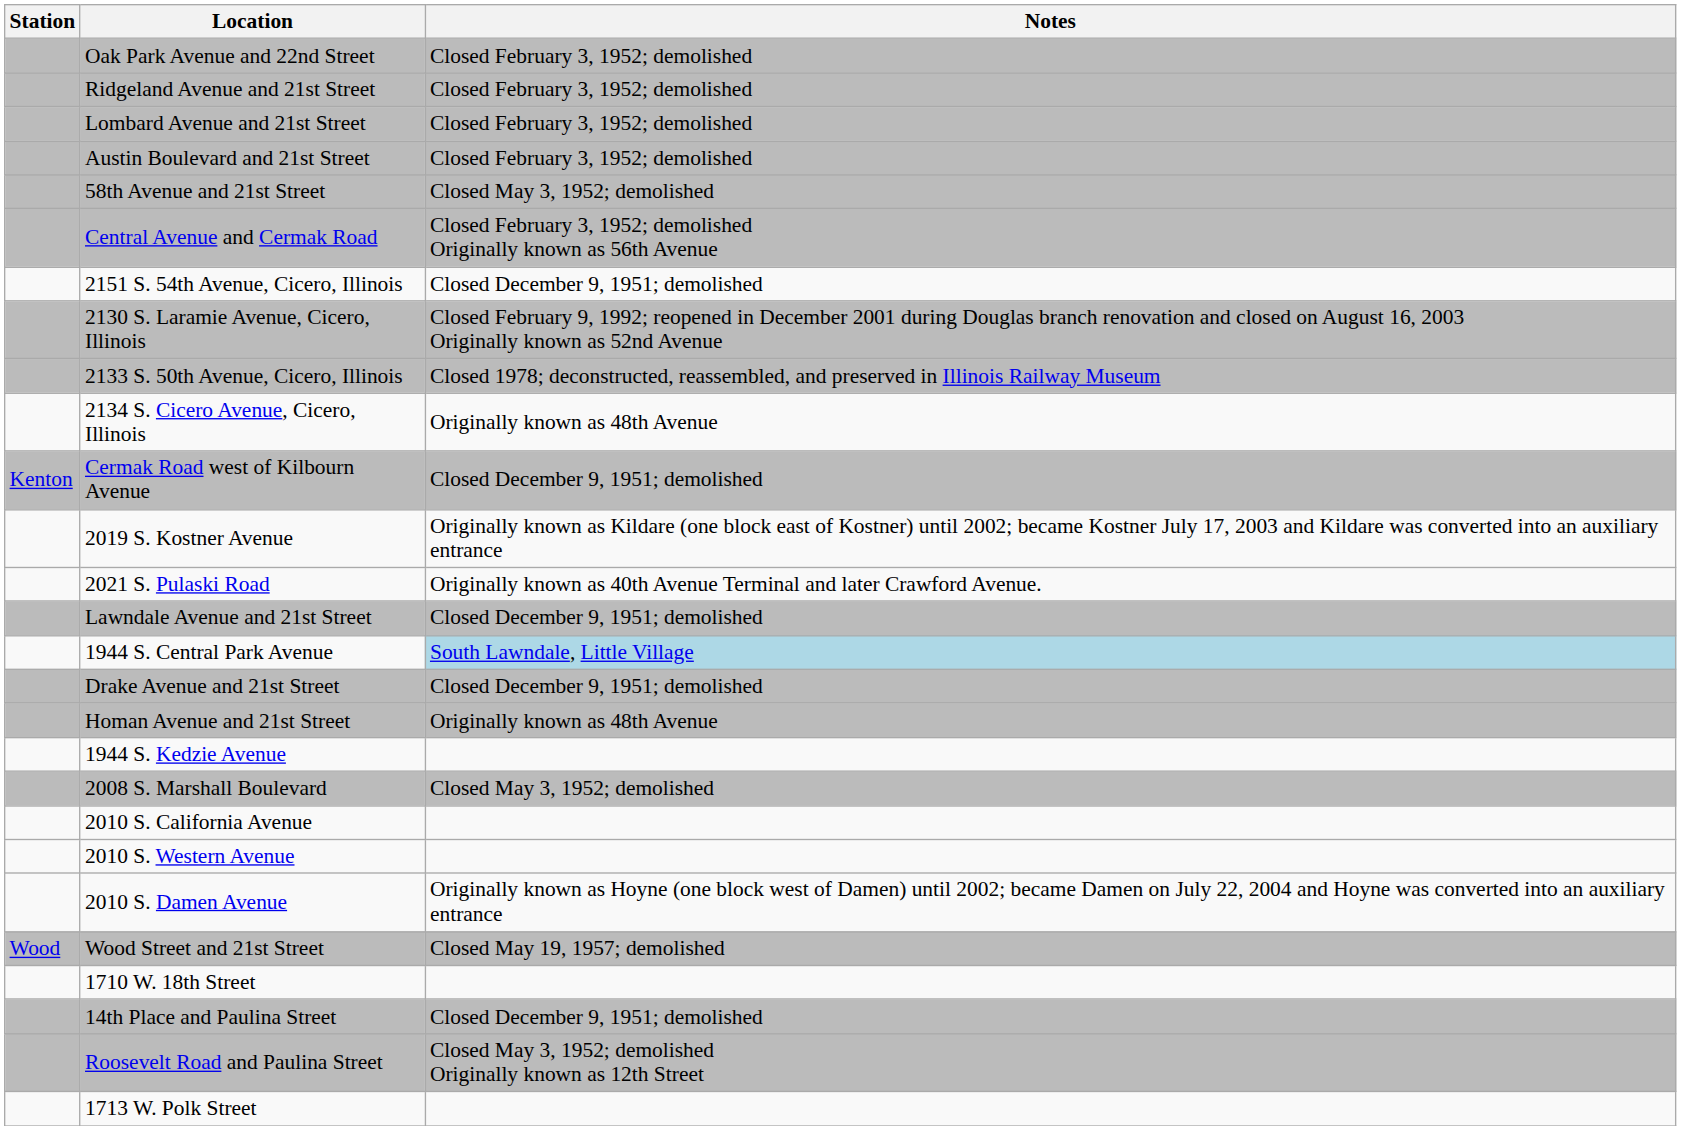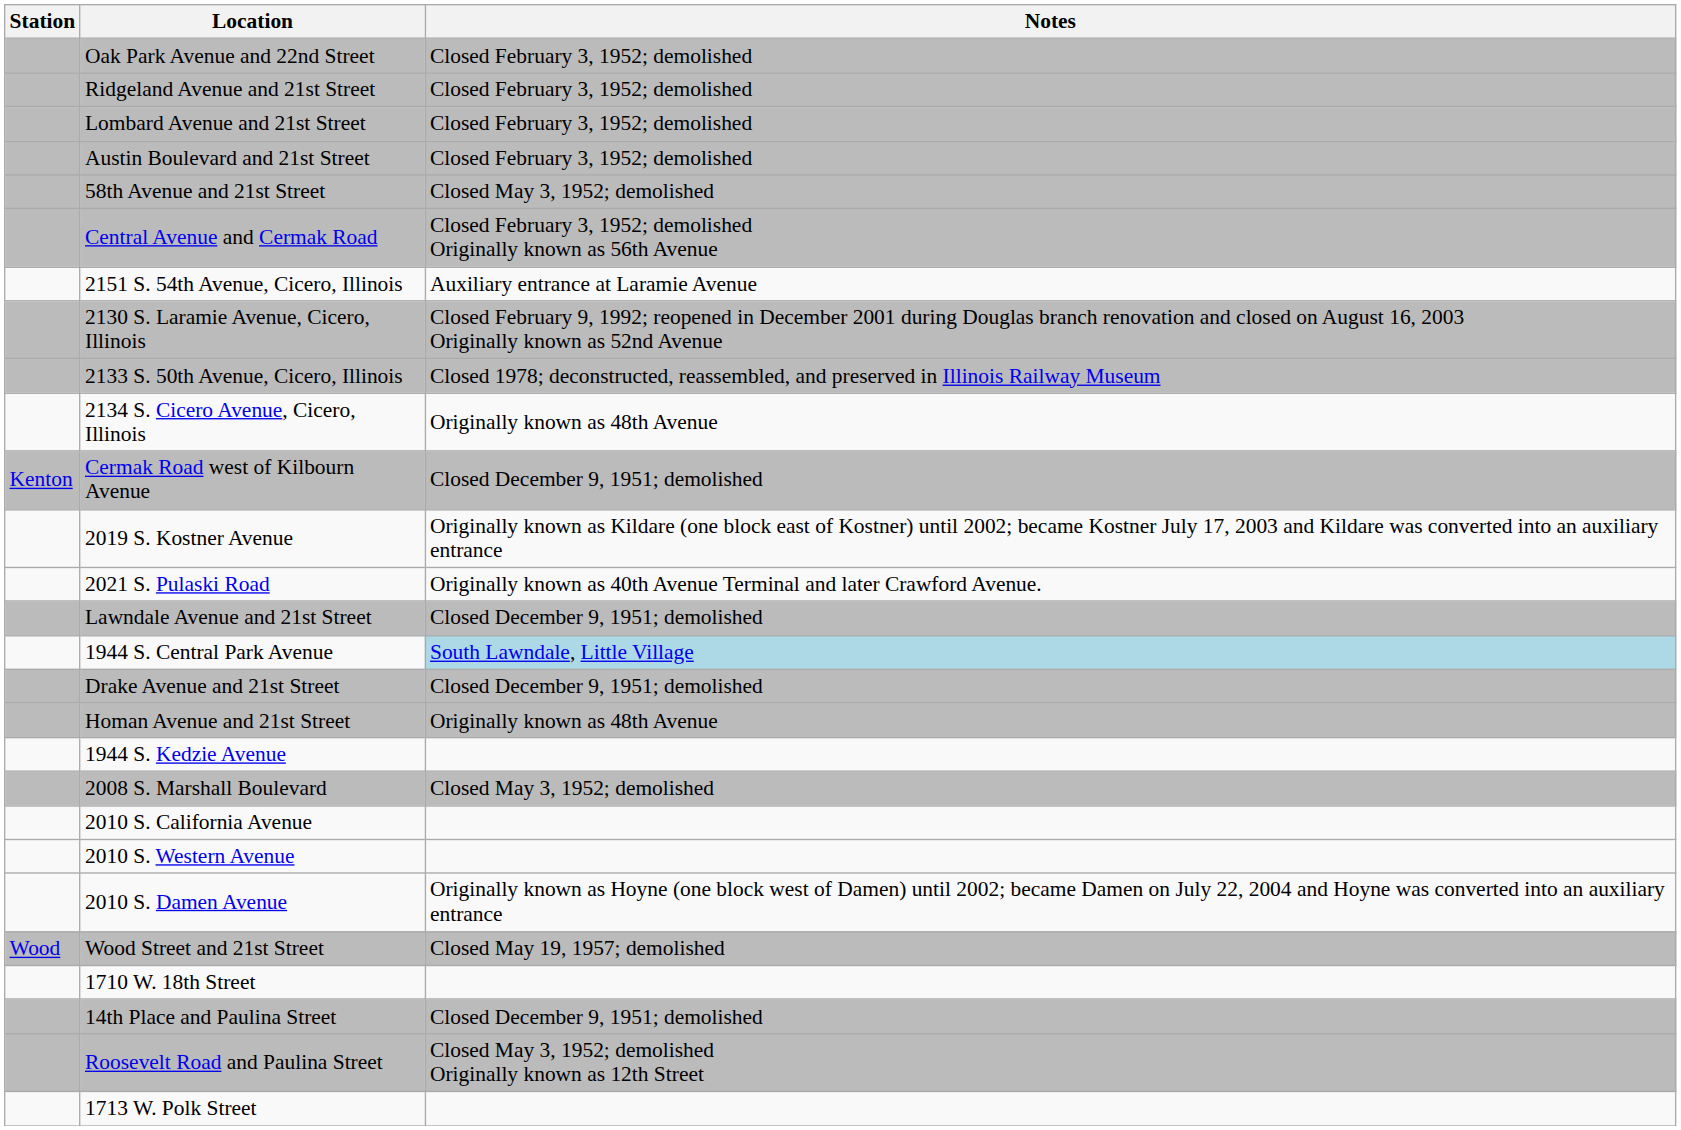(596, 283) Closed December 9, 1951; demolished -> (593, 283) Auxiliary entrance at Laramie Avenue
